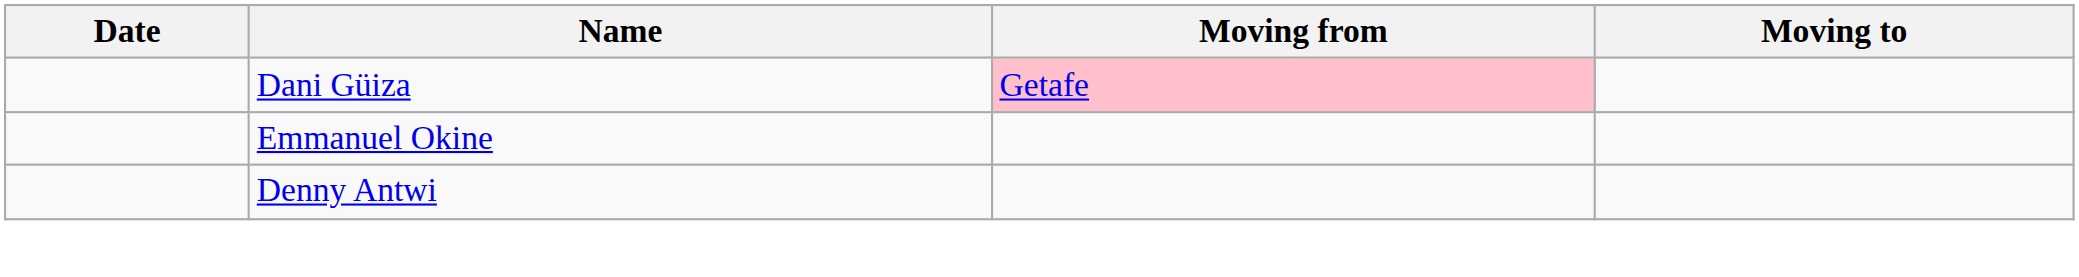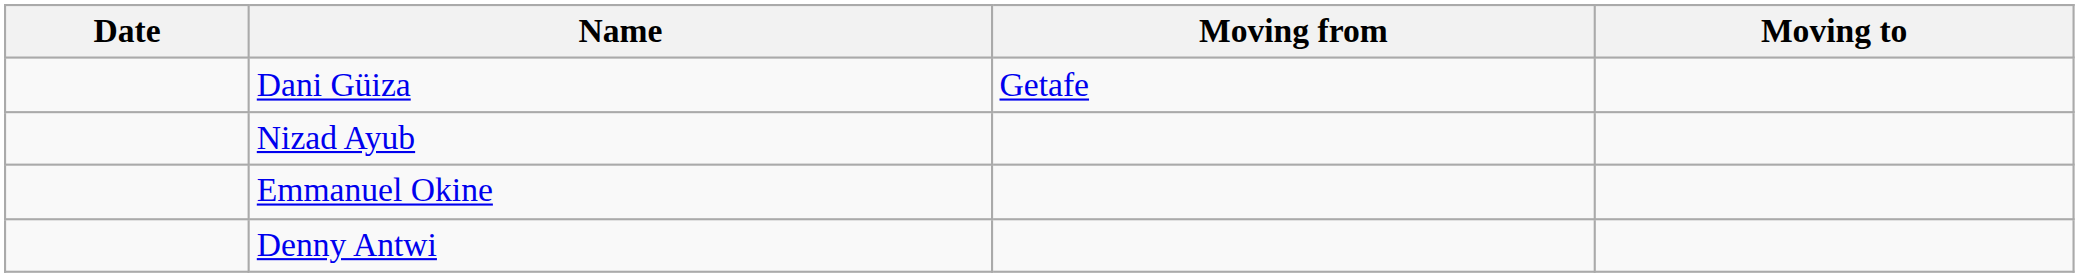(1044, 84) pink background -> (1044, 84) no background
+ row: (336, 137)
